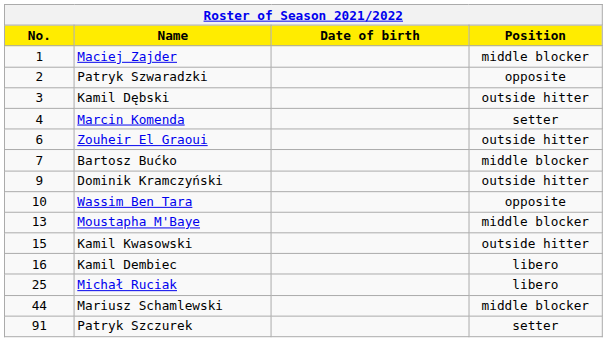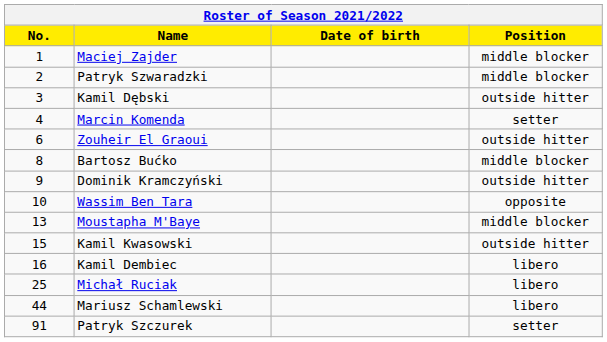(535, 77) opposite -> (535, 77) middle blocker
(39, 160) 7 -> (39, 160) 8
(535, 306) middle blocker -> (535, 306) libero
